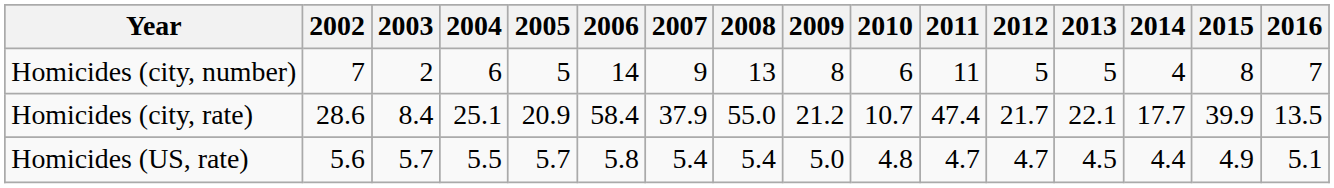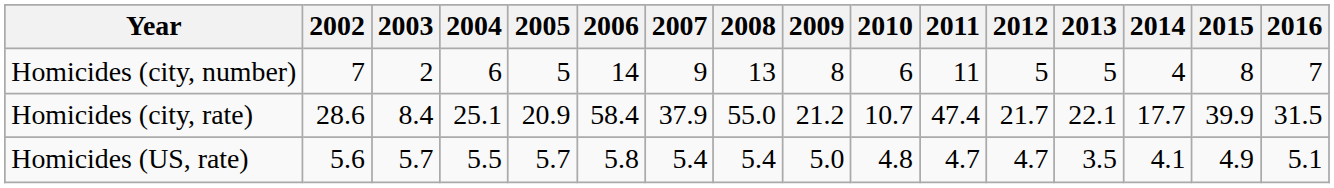(1298, 114) 13.5 -> (1298, 114) 31.5
(1100, 159) 4.5 -> (1100, 159) 3.5
(1168, 159) 4.4 -> (1168, 159) 4.1
